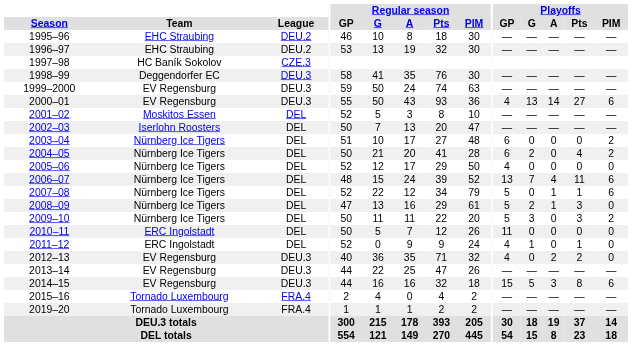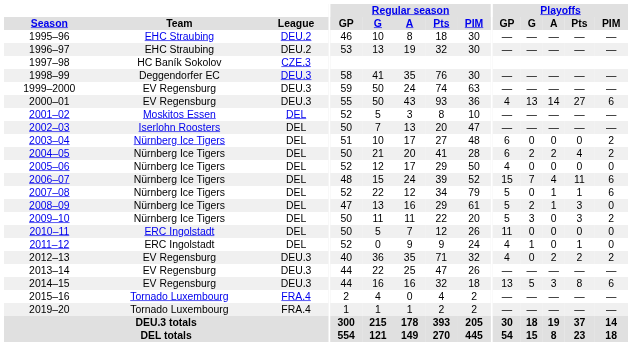(554, 153) 0 -> (554, 153) 2
(507, 179) 13 -> (507, 179) 15
(611, 257) 0 -> (611, 257) 2
(507, 283) 15 -> (507, 283) 13
